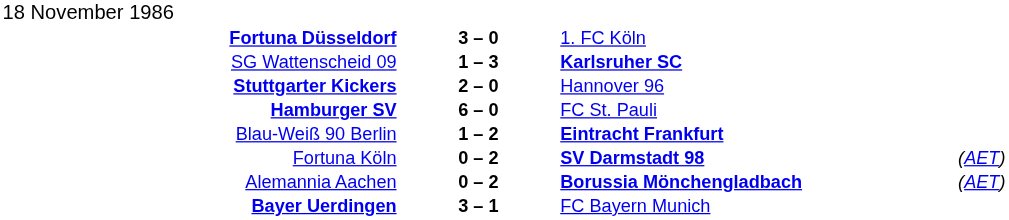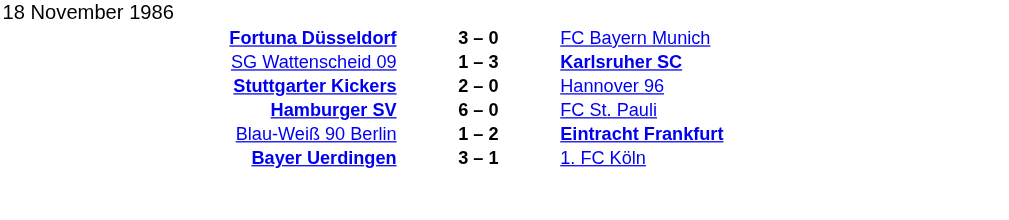(603, 38) 1. FC Köln -> (635, 38) FC Bayern Munich
- row: (345, 158)
- row: (321, 181)
(635, 205) FC Bayern Munich -> (603, 158) 1. FC Köln
